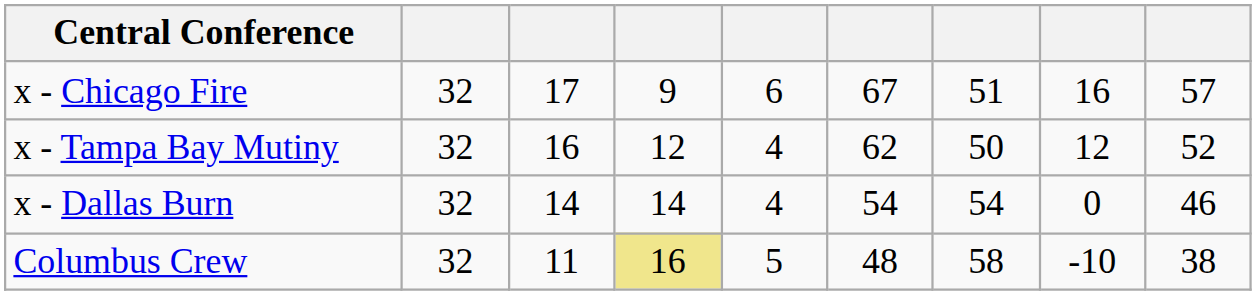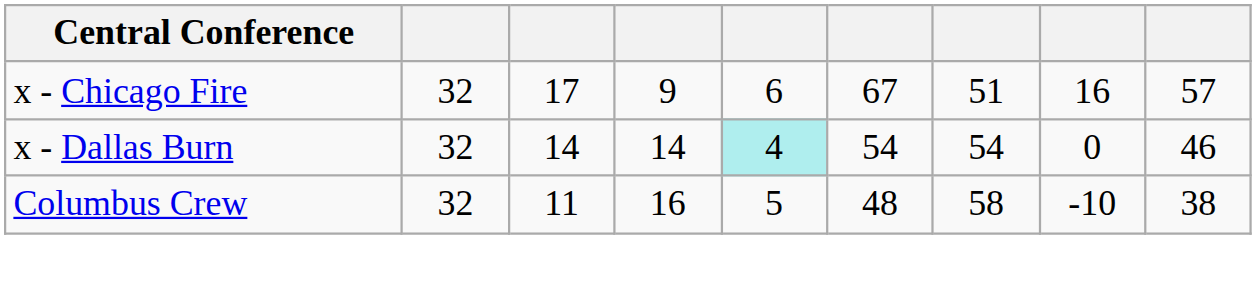- row: (176, 146)
(774, 203) no background -> (774, 146) paleturquoise background
(668, 260) khaki background -> (668, 203) no background
